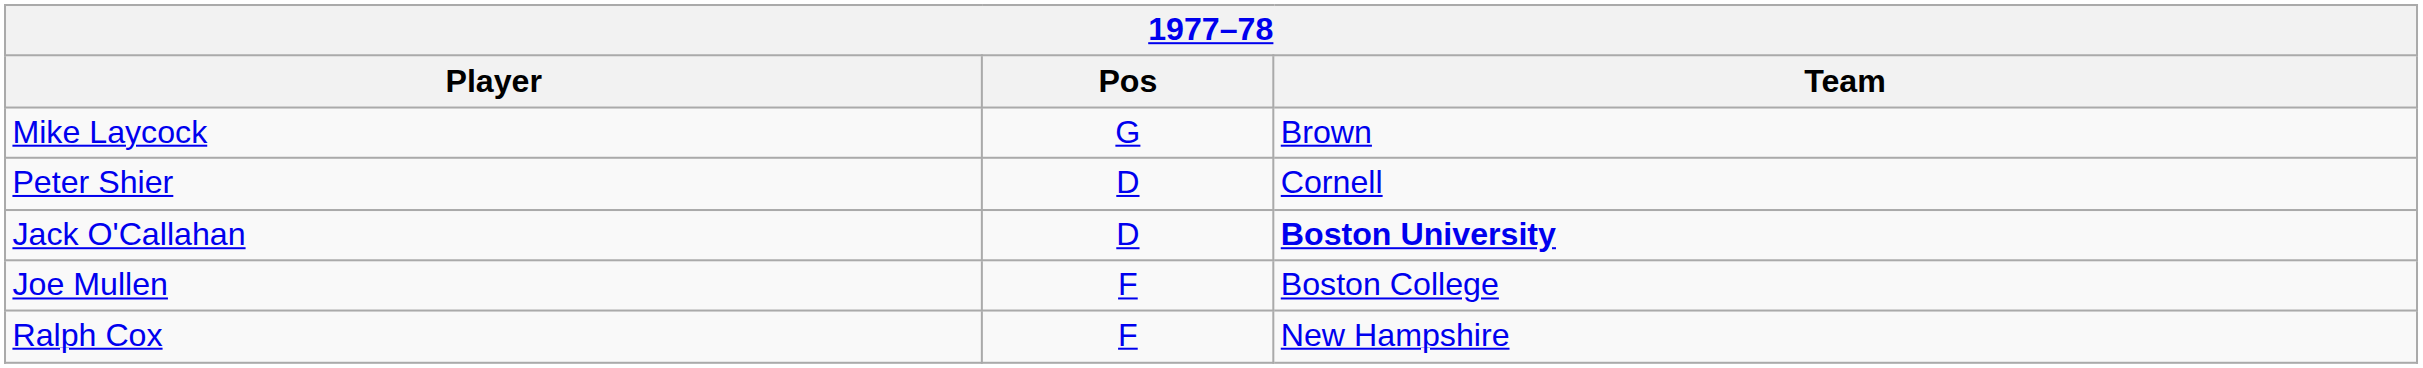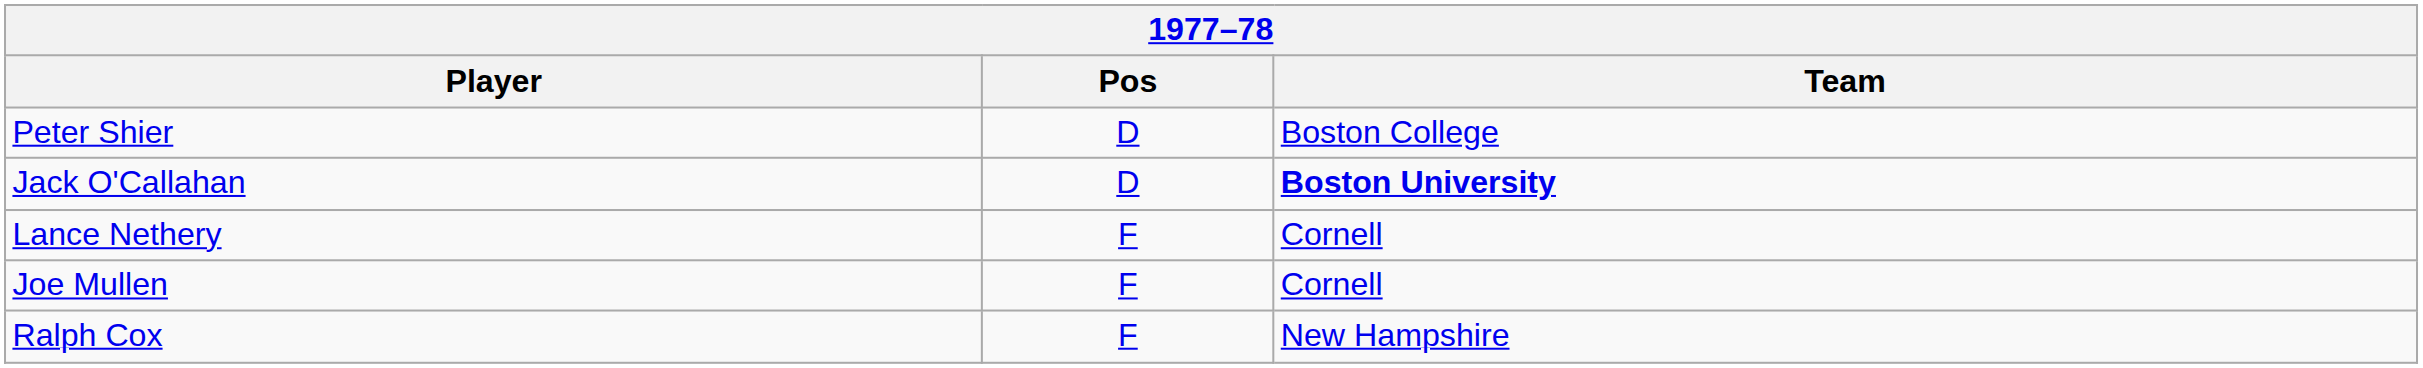- row: (110, 132)
(1332, 183) Cornell -> (1390, 132) Boston College
+ row: (117, 234)
(1390, 285) Boston College -> (1332, 285) Cornell
